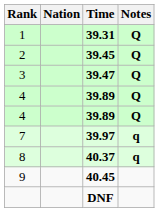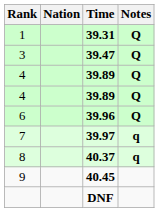- row: (22, 55)
+ row: (22, 116)
